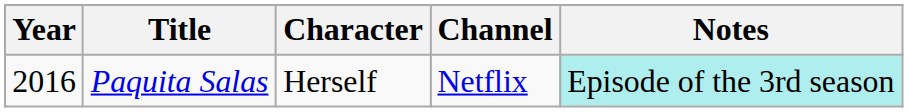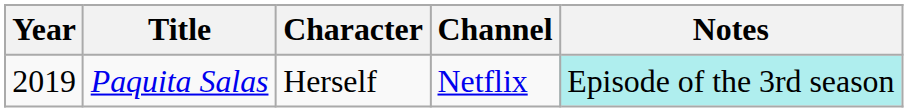(44, 80) 2016 -> (44, 80) 2019
